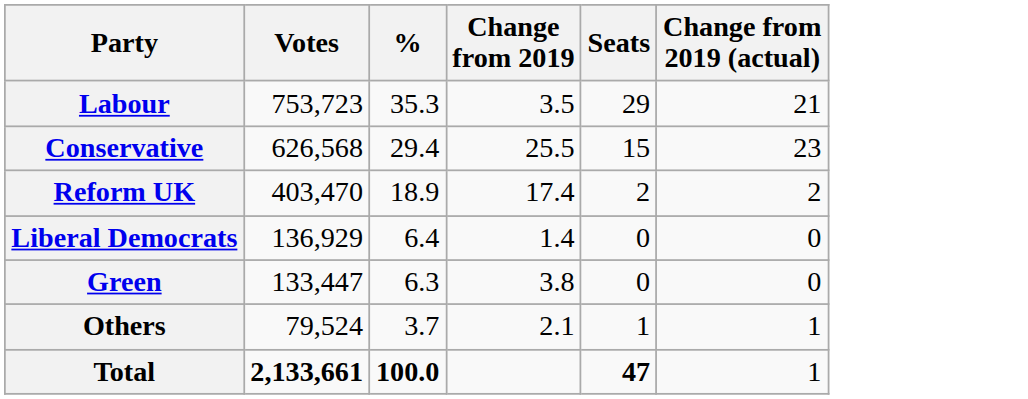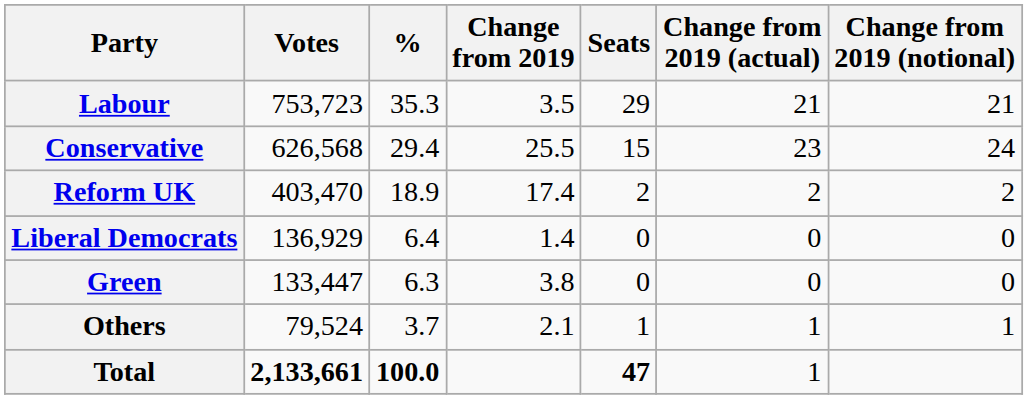+ column: (925, 42)
